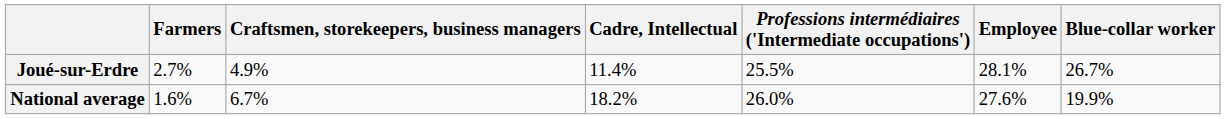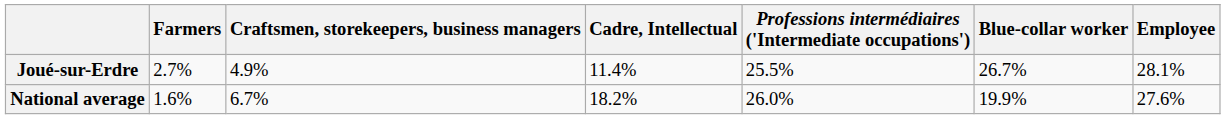columns swapped: (1018, 29) <-> (1140, 29)
